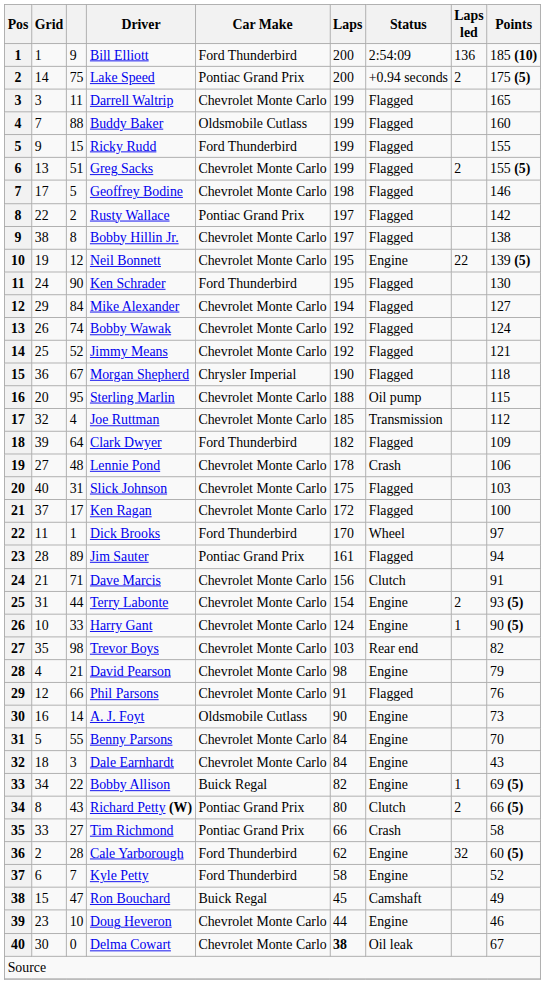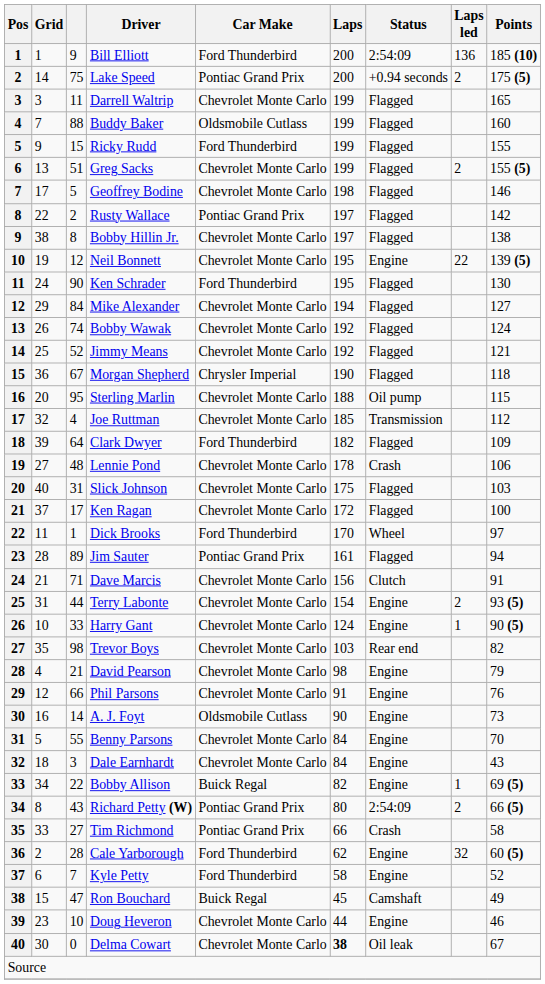(391, 693) Flagged -> (388, 693) Engine
(387, 807) Clutch -> (390, 807) 2:54:09
